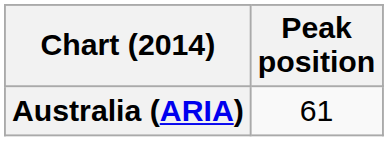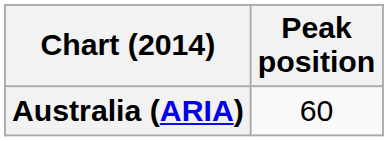(317, 110) 61 -> (317, 110) 60
